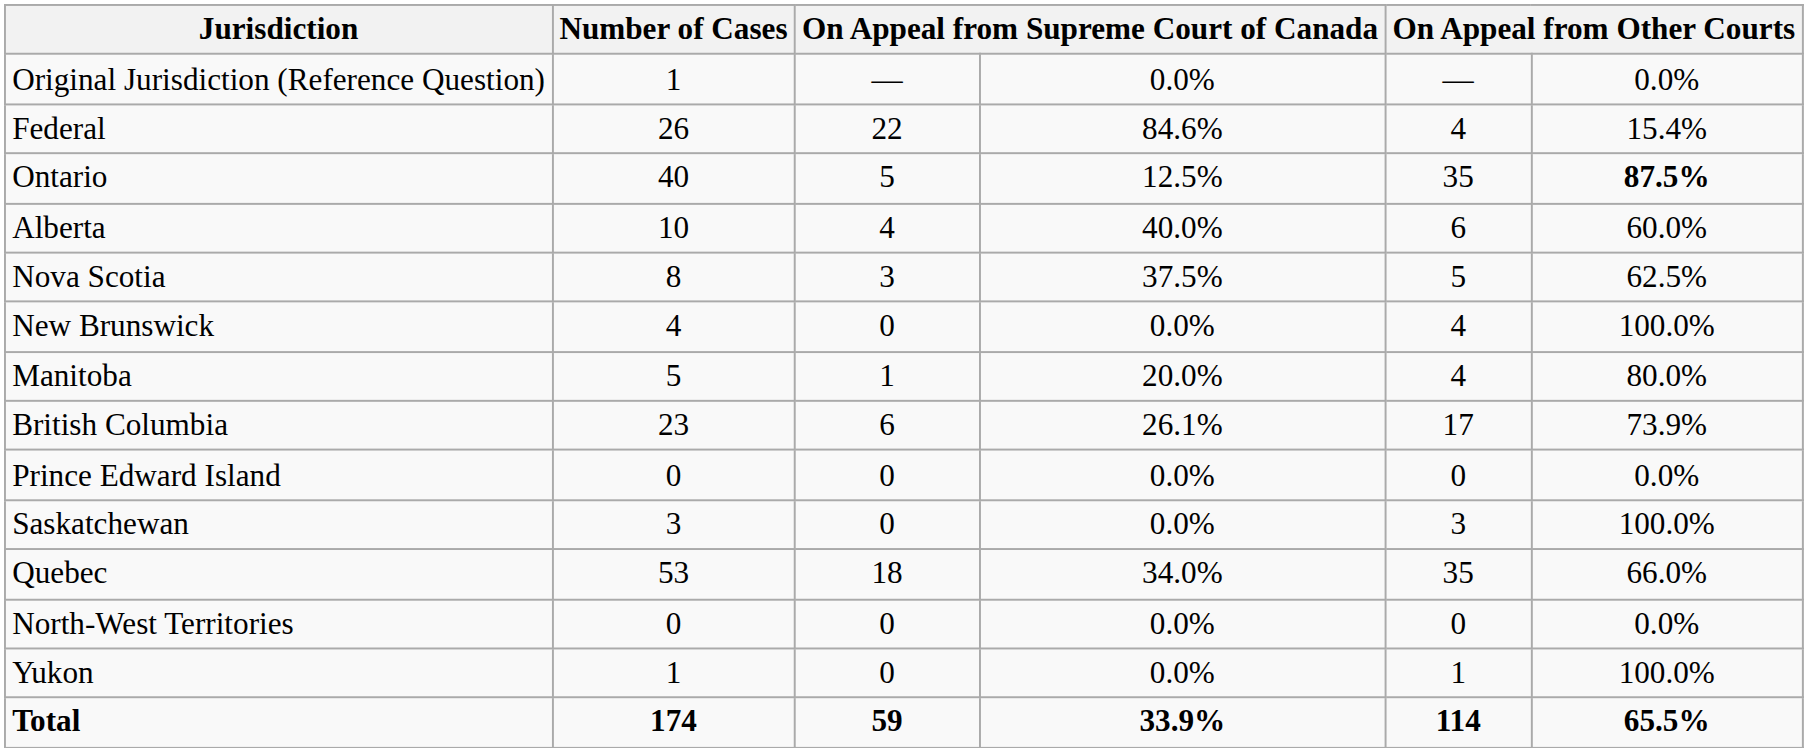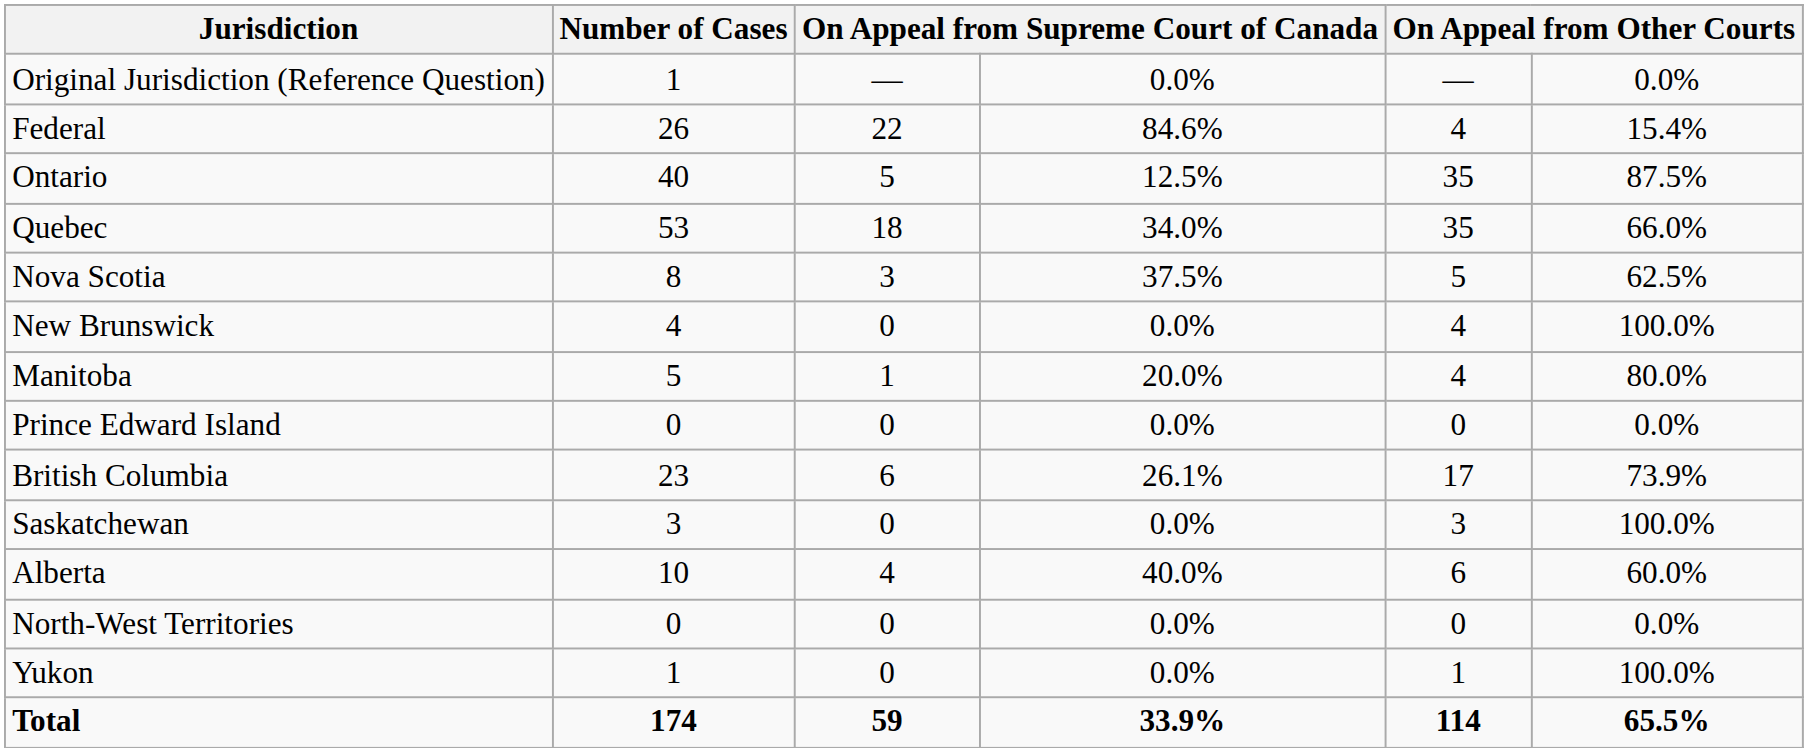(1667, 177) bold -> (1667, 177) normal
rows swapped: (60, 573) <-> (59, 227)
rows swapped: (120, 425) <-> (146, 474)
